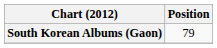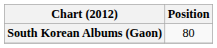(189, 33) 79 -> (189, 33) 80
